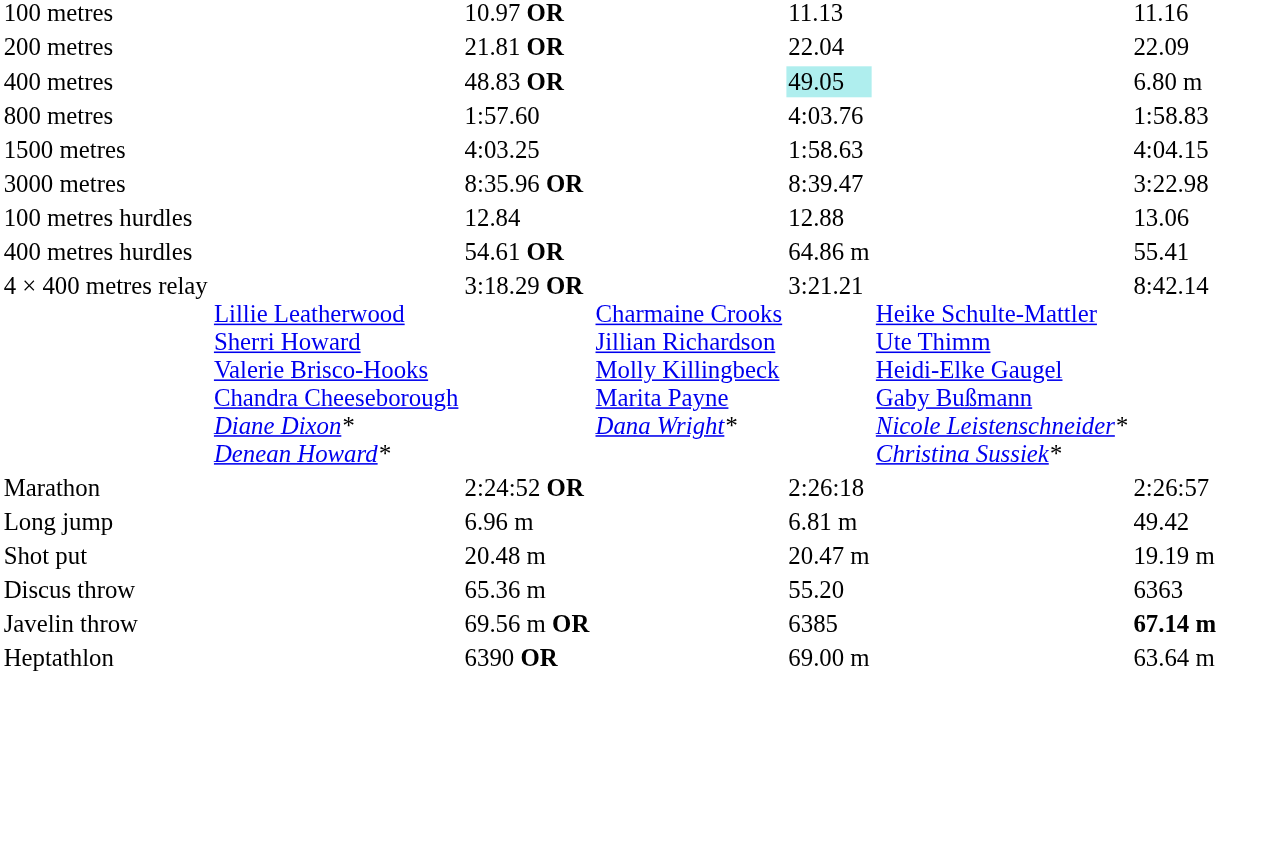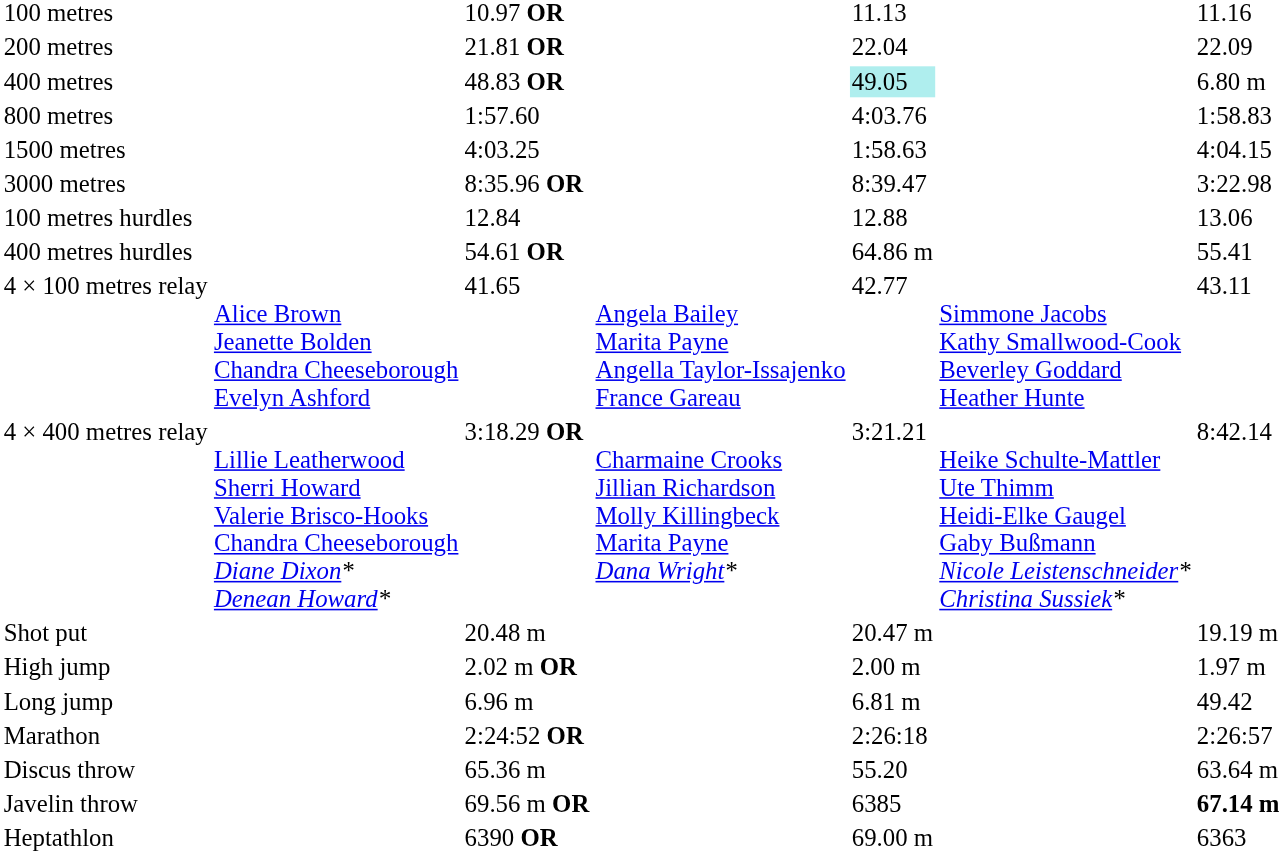+ row: (106, 286)
rows swapped: (52, 487) <-> (45, 555)
+ row: (57, 667)
(1158, 589) 6363 -> (1238, 769) 63.64 m
(1174, 658) 63.64 m -> (1222, 837) 6363
